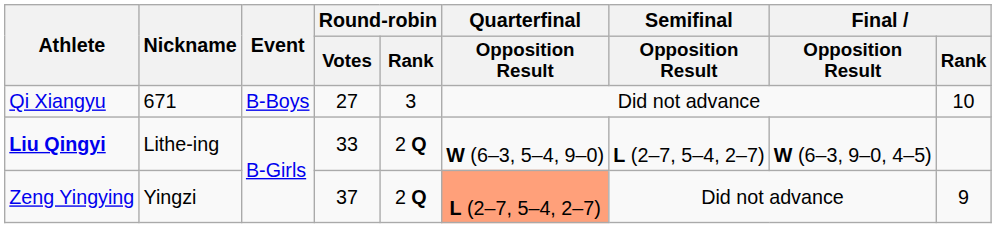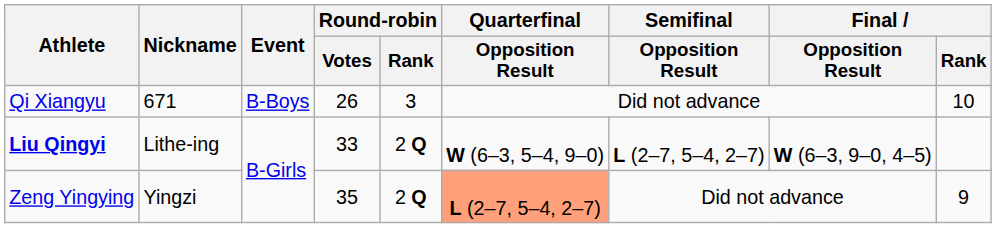(347, 102) 27 -> (347, 102) 26
(347, 197) 37 -> (347, 197) 35
